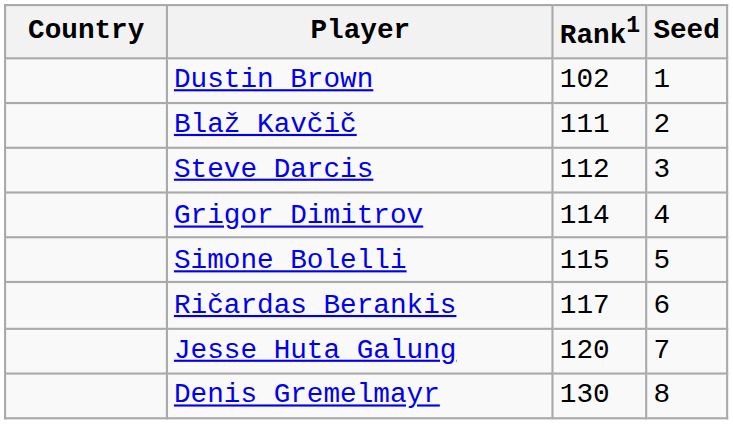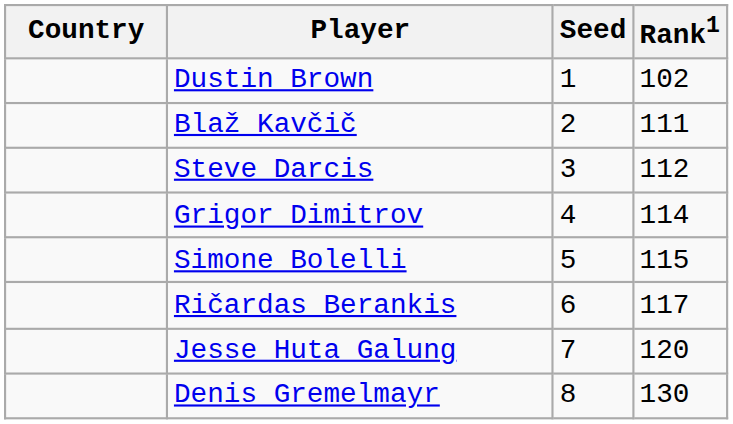columns swapped: (600, 31) <-> (687, 31)
